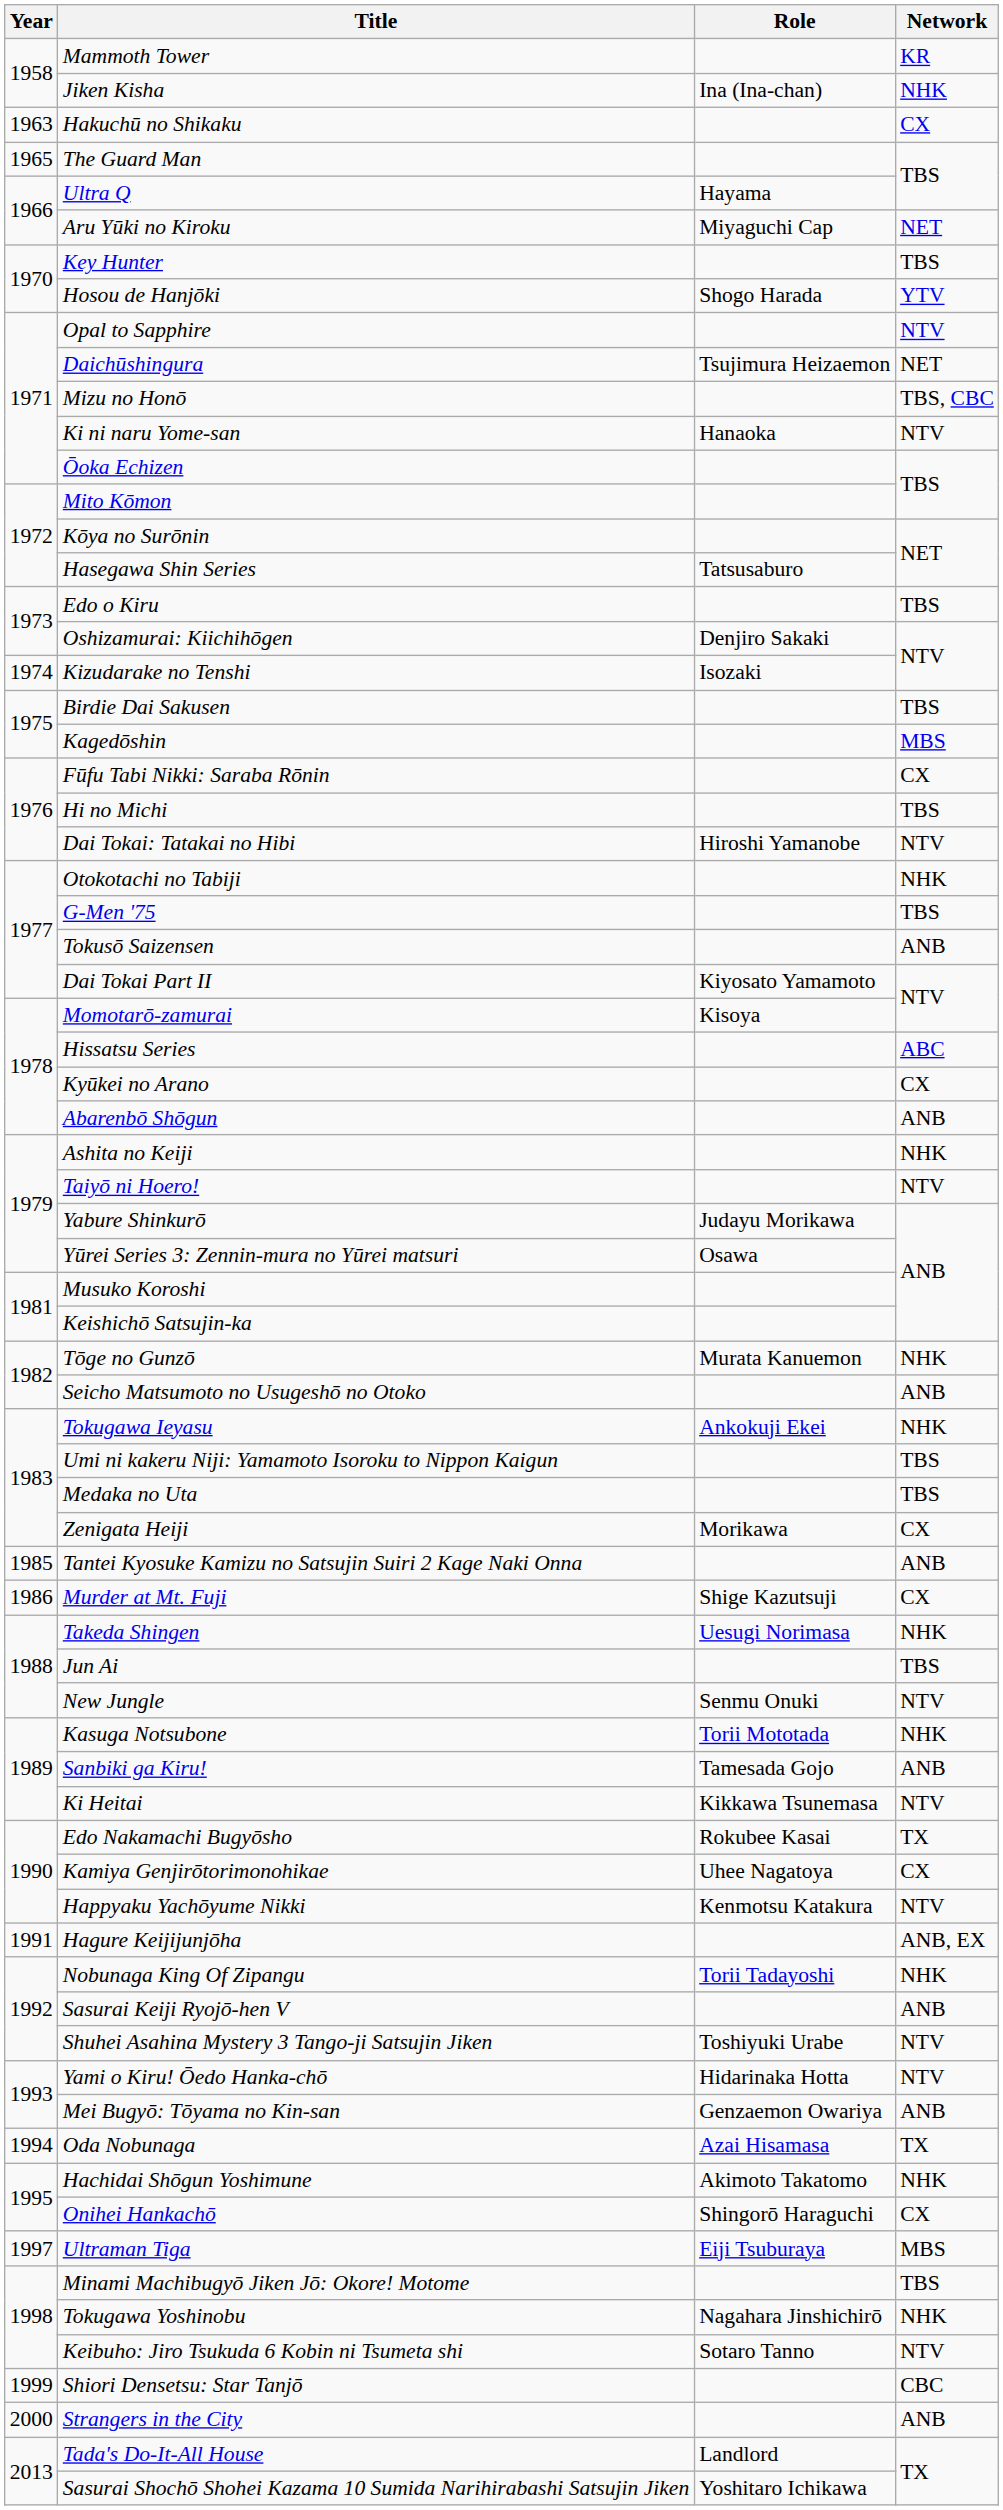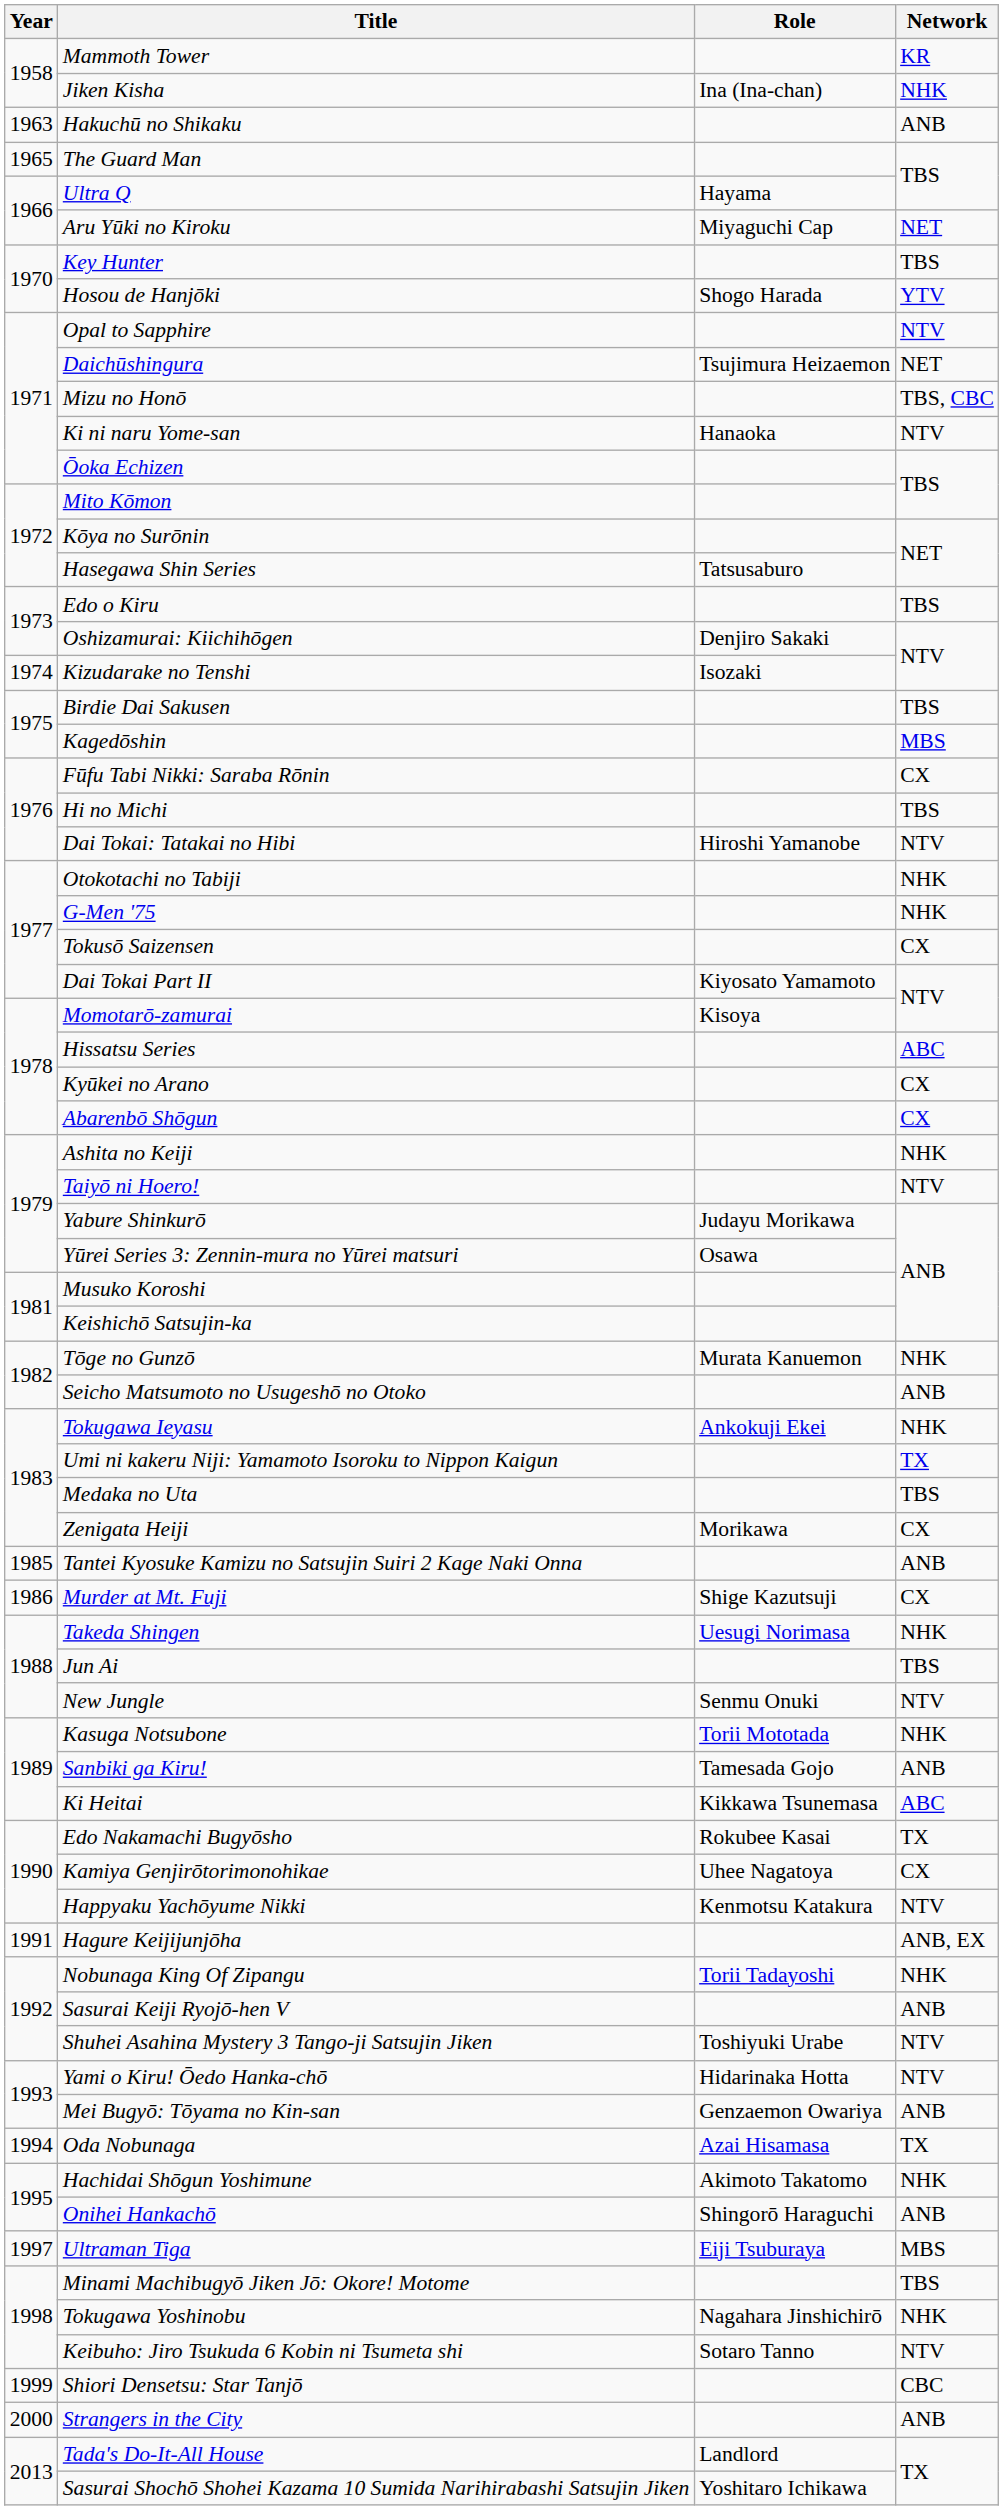(915, 124) CX -> (923, 124) ANB
(920, 912) TBS -> (924, 912) NHK
(923, 946) ANB -> (915, 946) CX
(923, 1117) ANB -> (915, 1117) CX
(920, 1460) TBS -> (915, 1460) TX
(922, 1802) NTV -> (922, 1802) ABC
(915, 2214) CX -> (923, 2214) ANB
